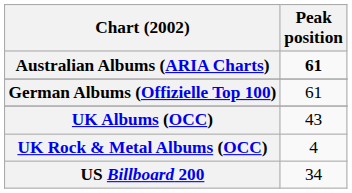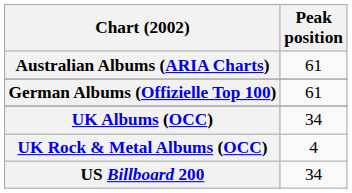(314, 65) bold -> (314, 65) normal
(314, 119) 43 -> (314, 119) 34
